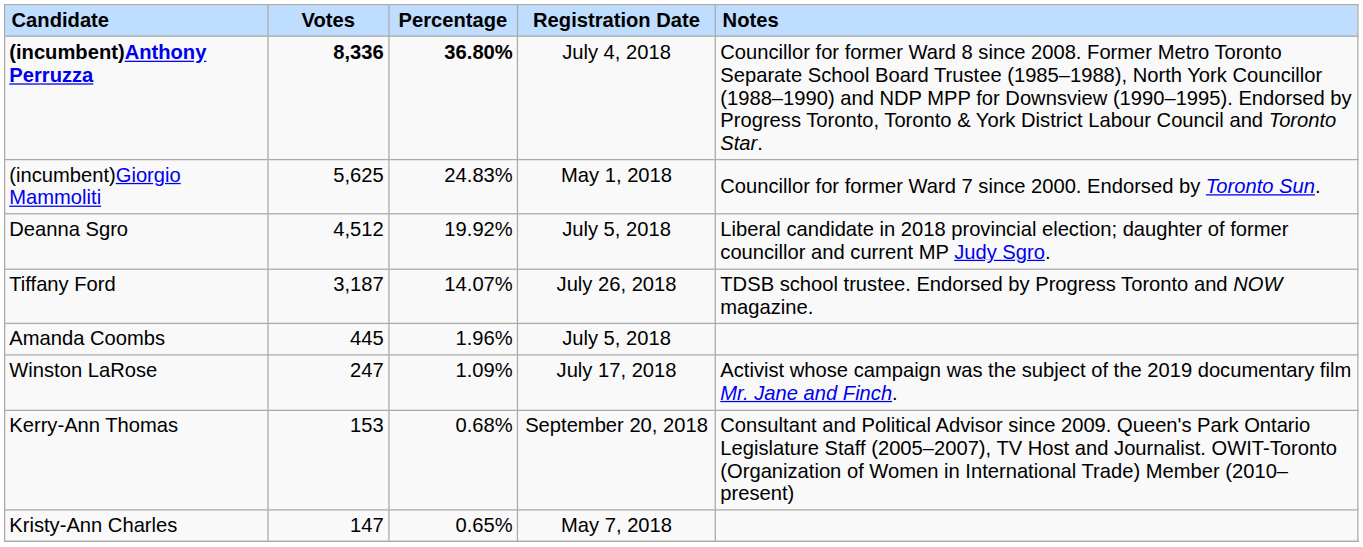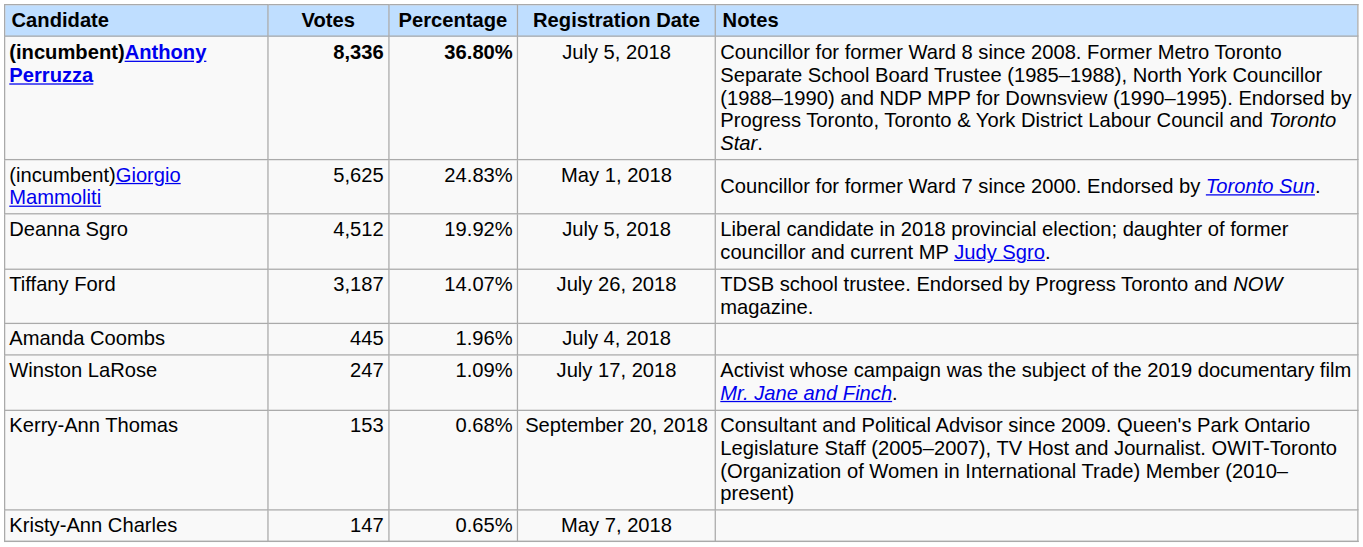(617, 52) July 4, 2018 -> (617, 52) July 5, 2018
(617, 339) July 5, 2018 -> (617, 339) July 4, 2018
